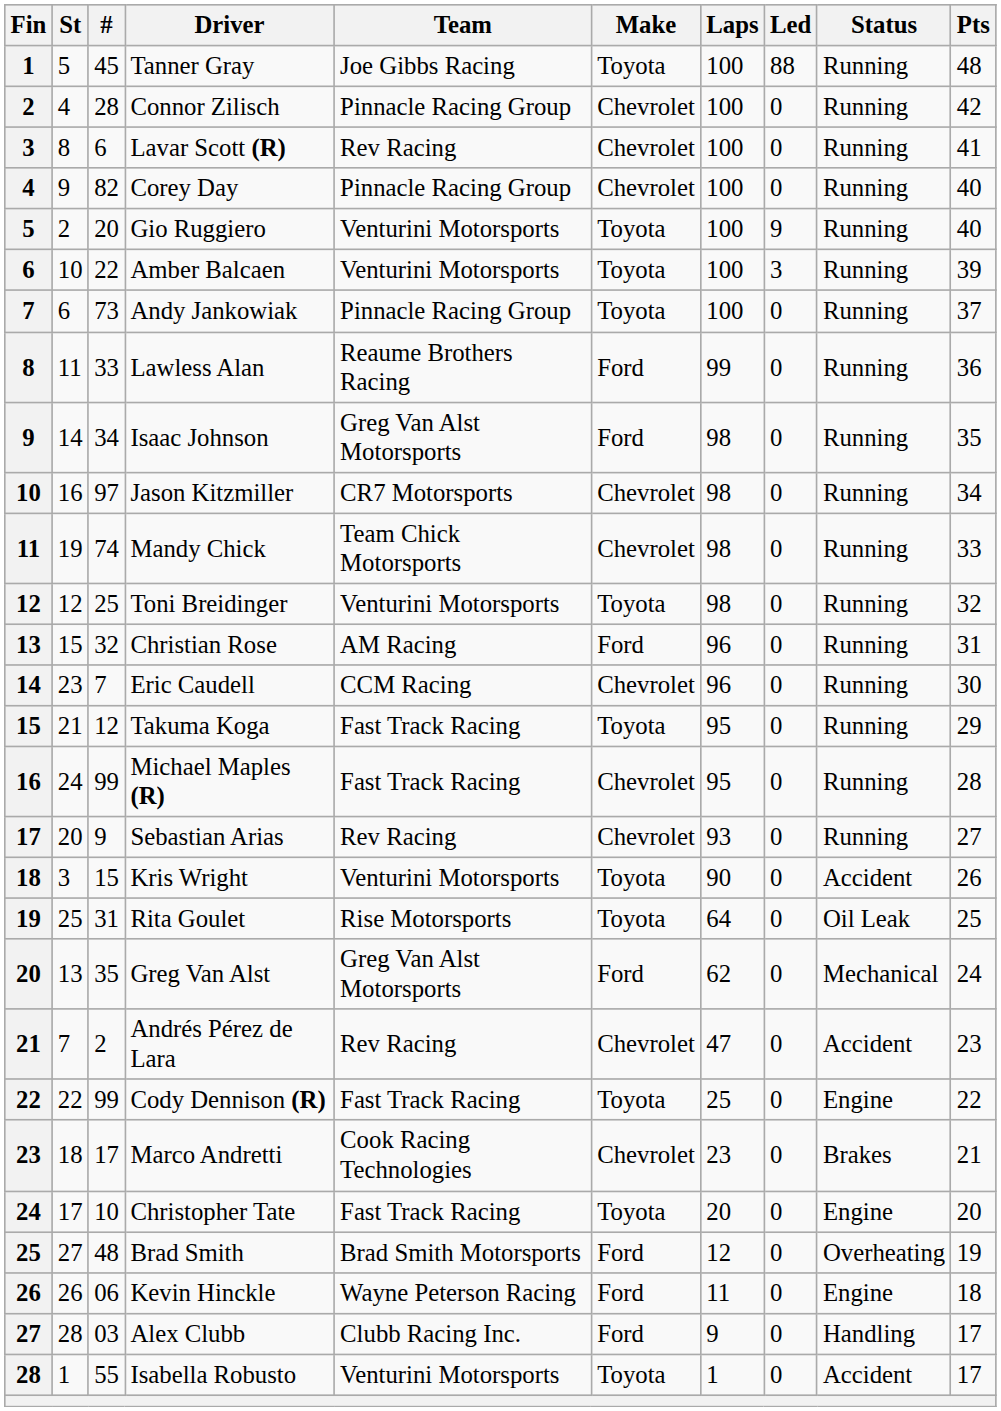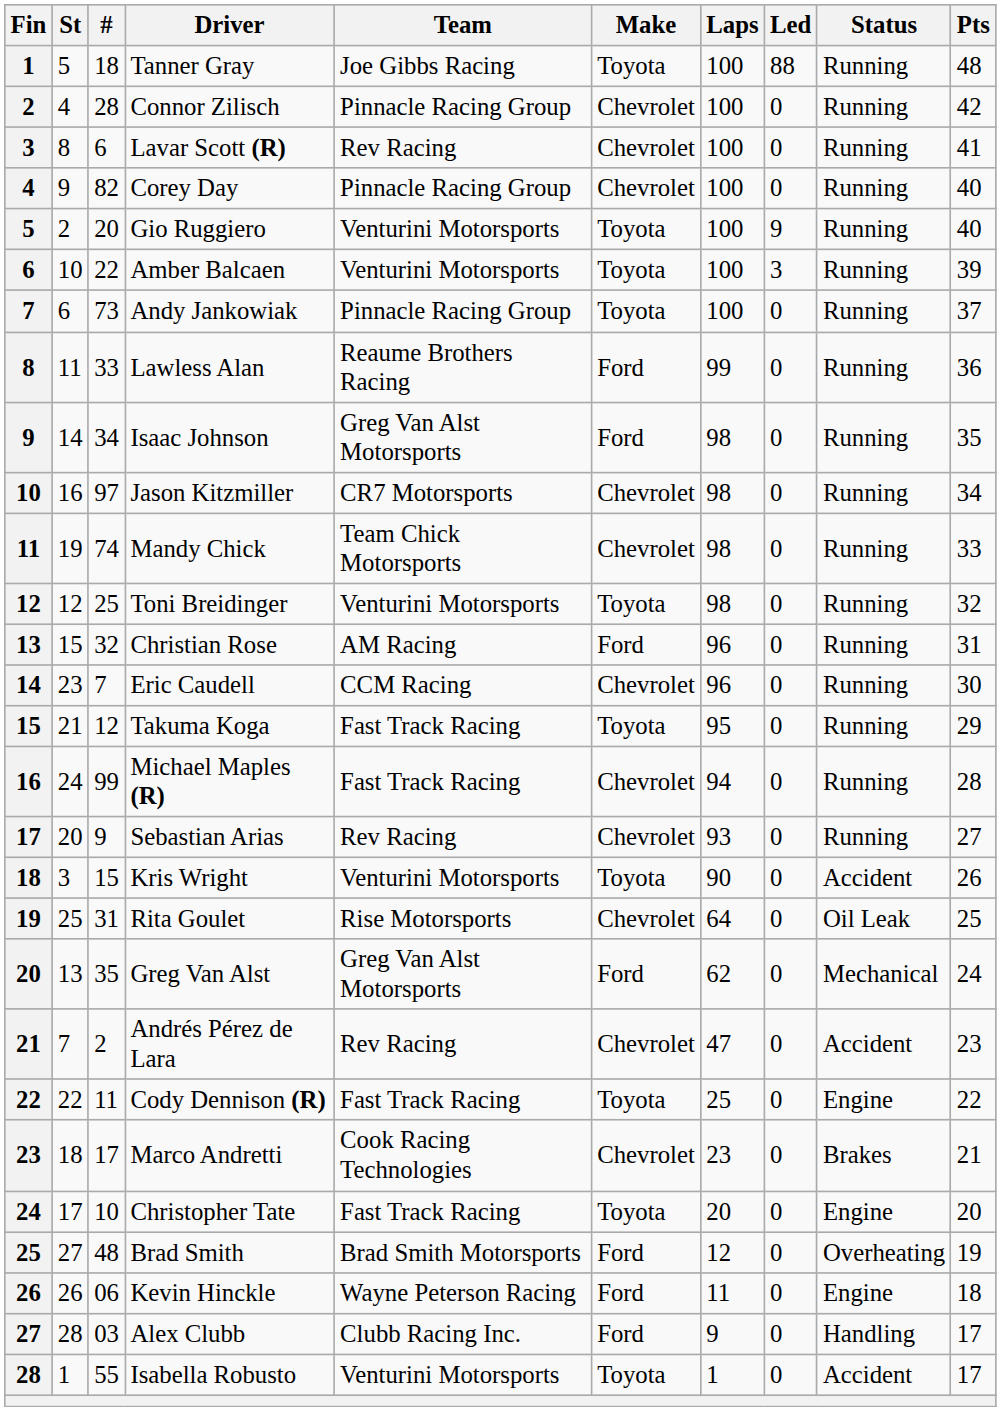(107, 65) 45 -> (107, 65) 18
(719, 781) 95 -> (719, 781) 94
(631, 918) Toyota -> (646, 918) Chevrolet
(107, 1099) 99 -> (106, 1099) 11
